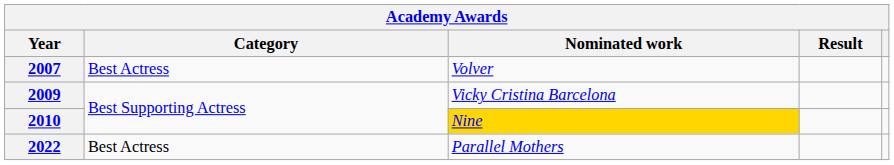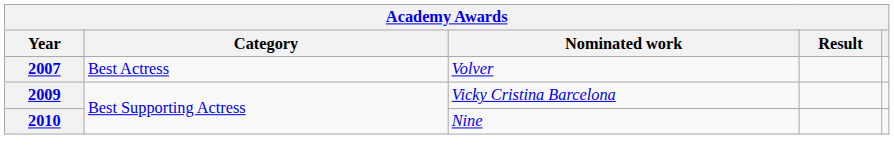(467, 120) gold background -> (467, 120) no background
- row: (44, 146)
